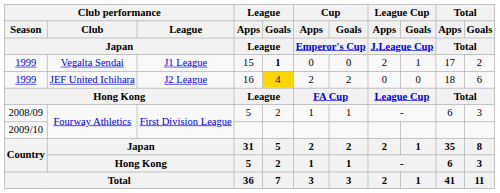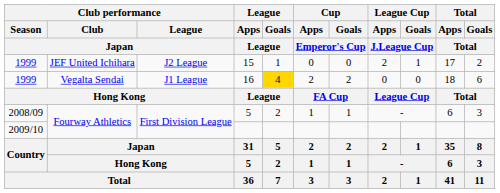(92, 63) Vegalta Sendai -> (92, 63) JEF United Ichihara
(186, 63) J1 League -> (186, 63) J2 League
(278, 63) bold -> (278, 63) normal
(92, 79) JEF United Ichihara -> (92, 79) Vegalta Sendai
(186, 79) J2 League -> (186, 79) J1 League
